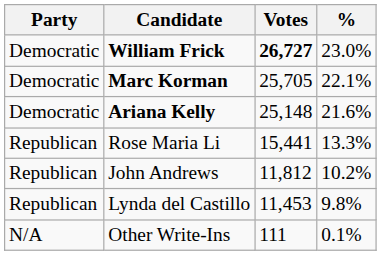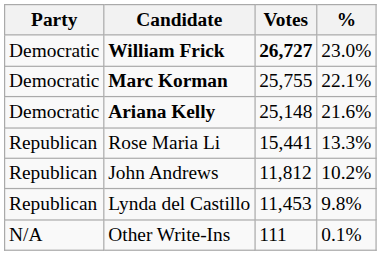(286, 81) 25,705 -> (286, 81) 25,755
